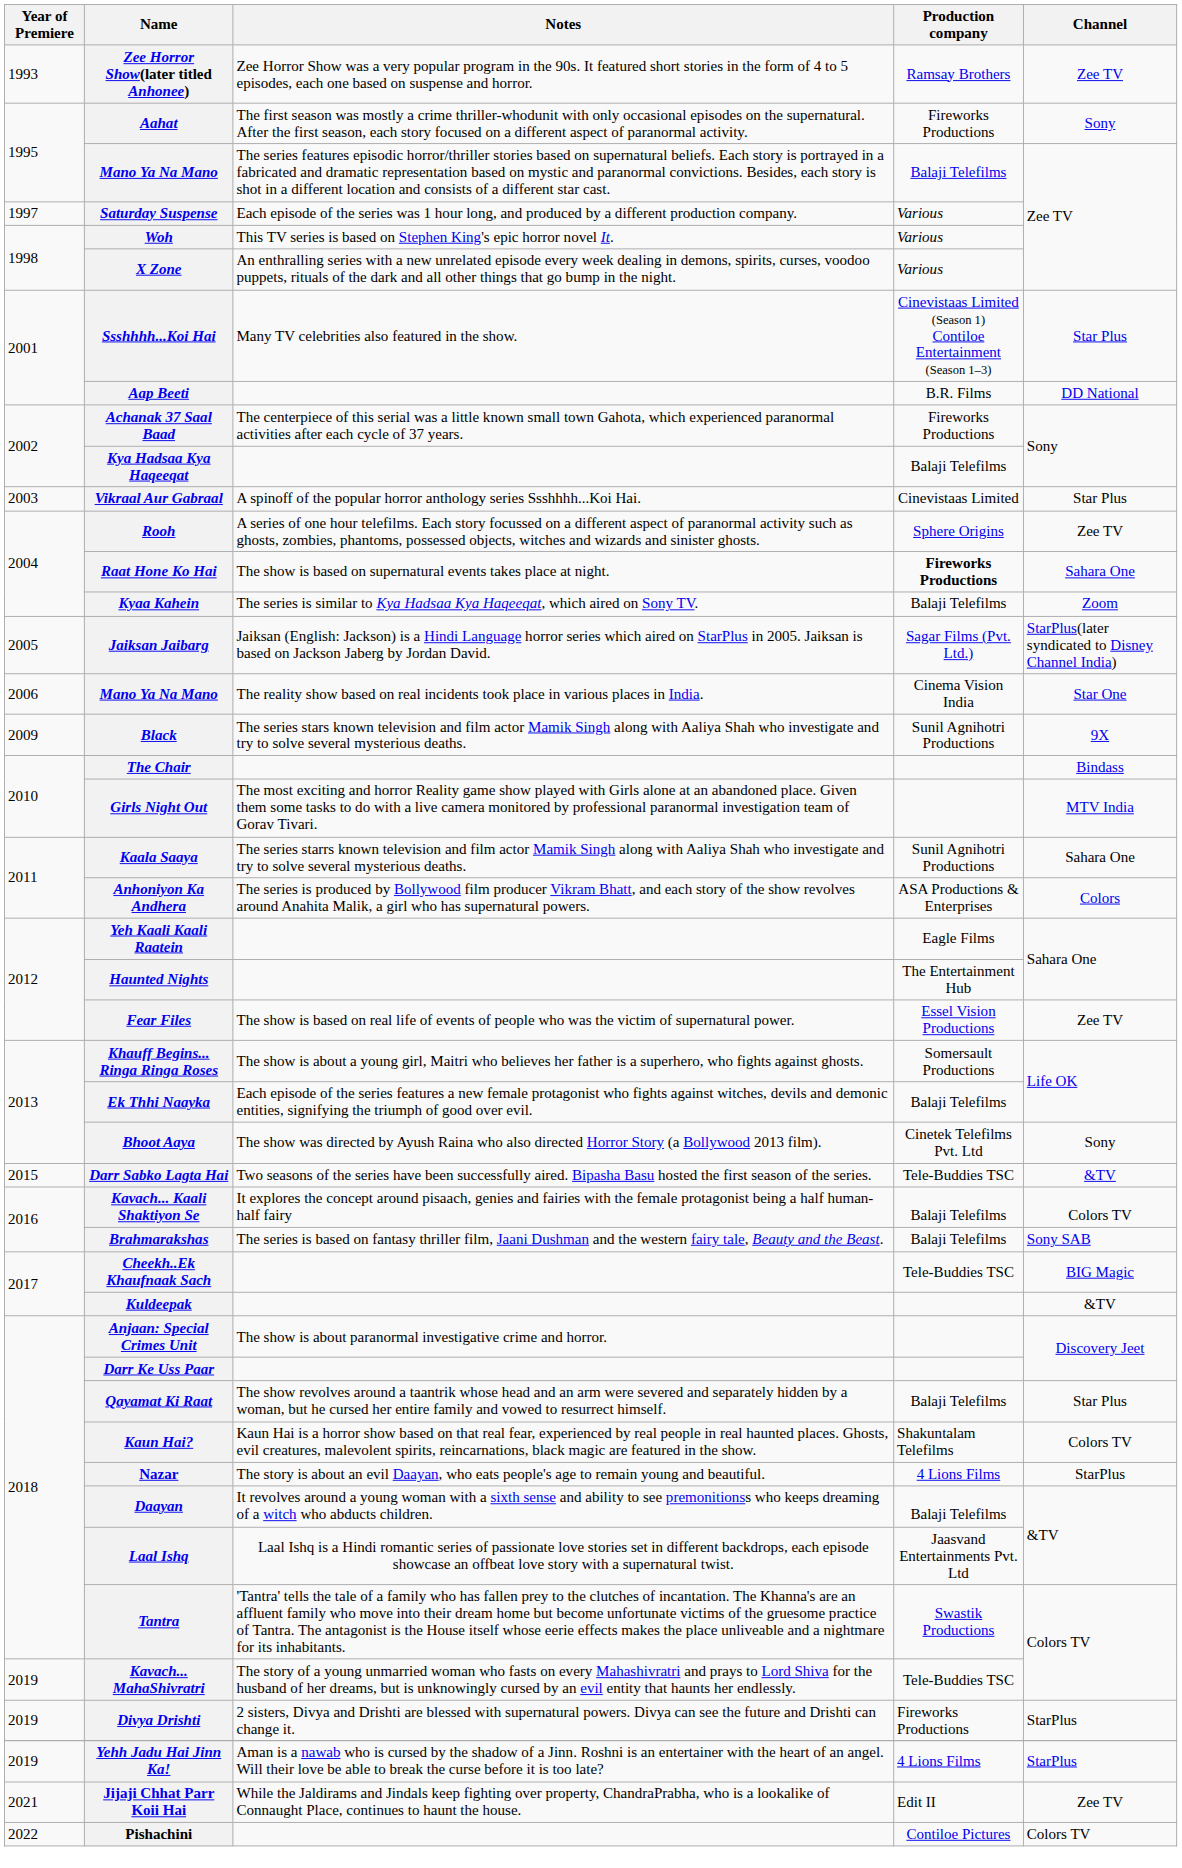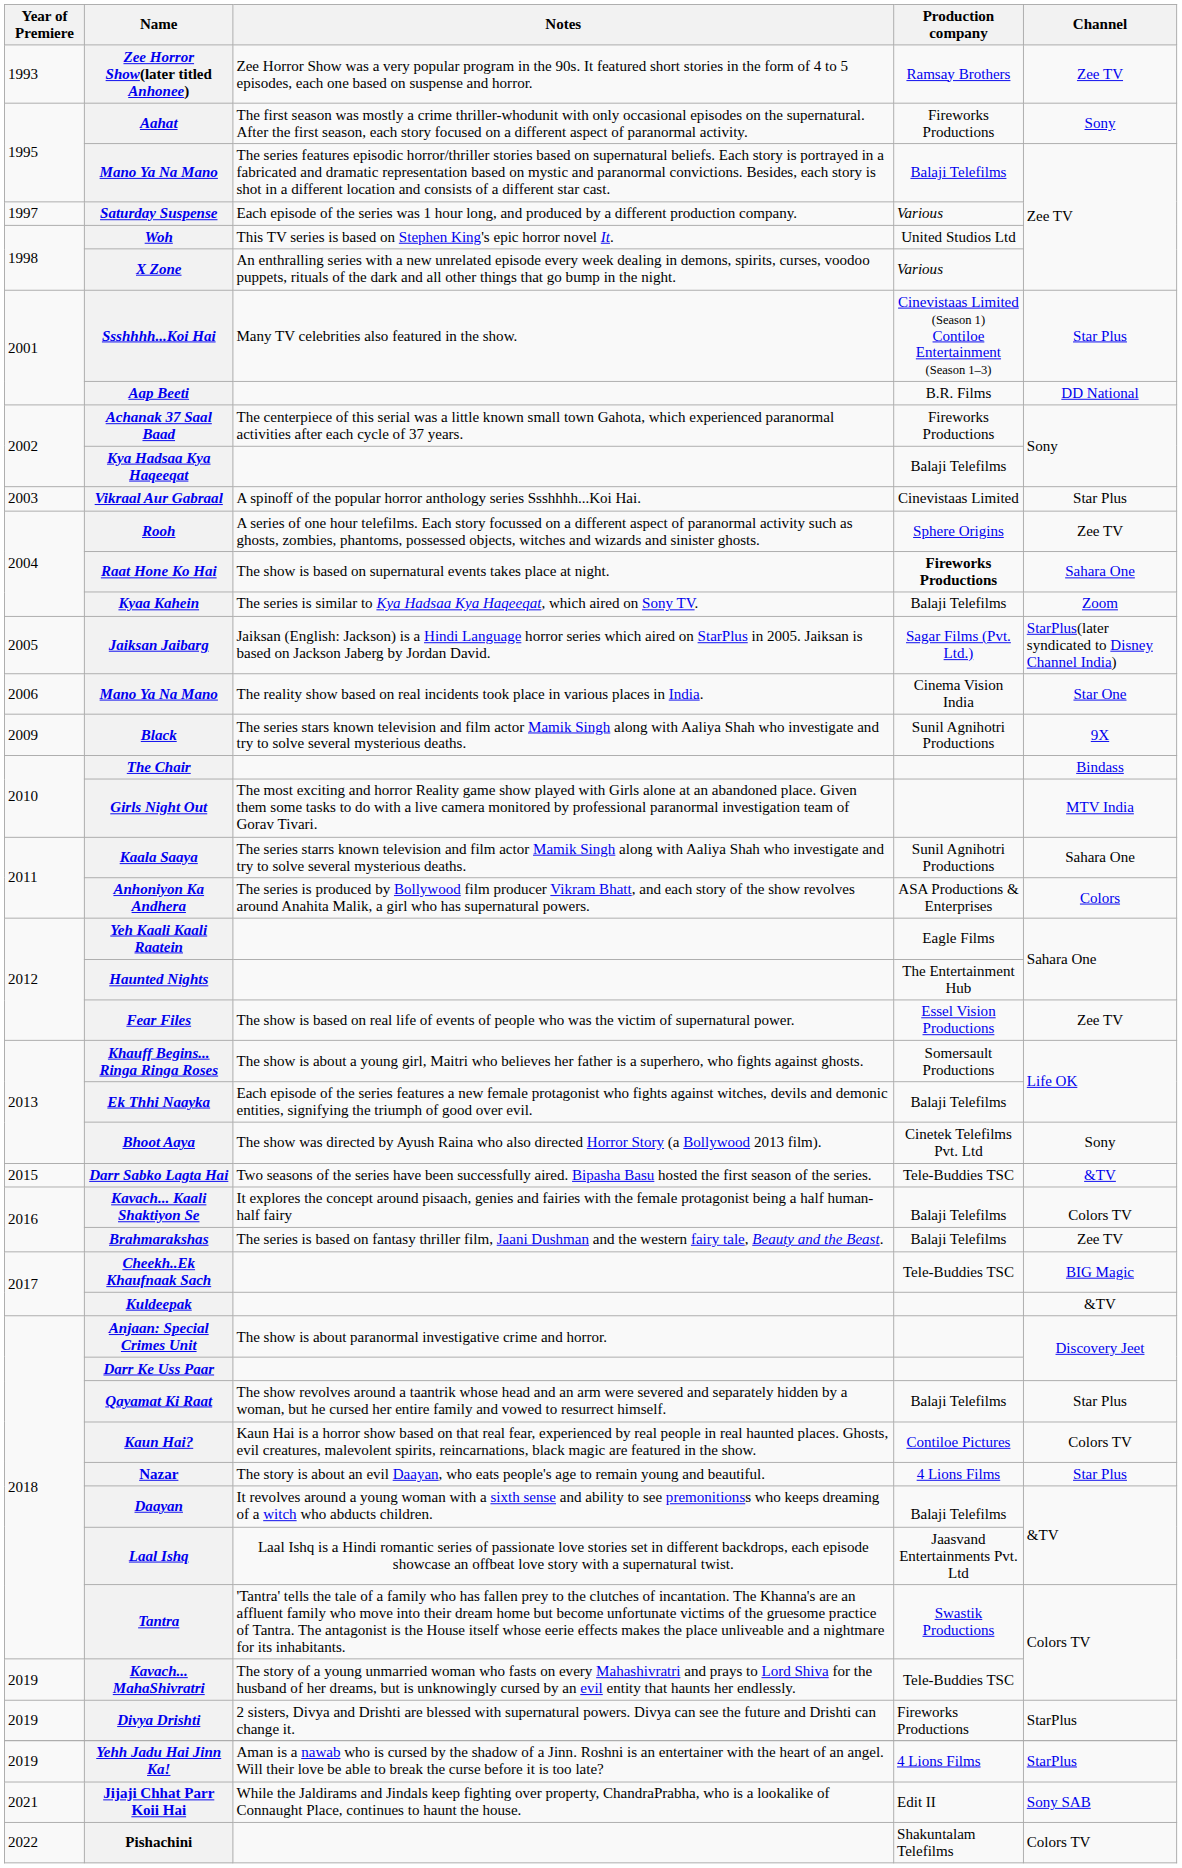(920, 237) Various -> (958, 237) United Studios Ltd
(1059, 1239) Sony SAB -> (1100, 1239) Zee TV
(936, 1441) Shakuntalam Telefilms -> (958, 1441) Contiloe Pictures
(1100, 1474) StarPlus -> (1100, 1474) Star Plus
(1100, 1801) Zee TV -> (1059, 1801) Sony SAB
(958, 1834) Contiloe Pictures -> (936, 1842) Shakuntalam Telefilms
